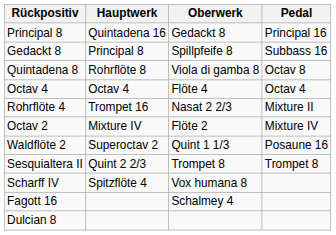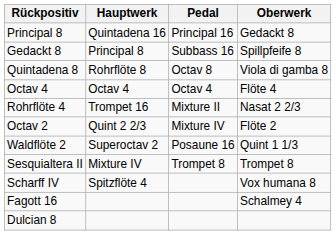columns swapped: (215, 13) <-> (296, 13)
(115, 126) Mixture IV -> (117, 126) Quint 2 2/3
(117, 164) Quint 2 2/3 -> (115, 164) Mixture IV
